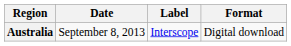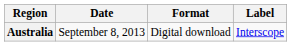columns swapped: (244, 13) <-> (174, 13)
